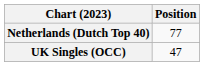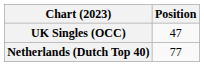rows swapped: (78, 33) <-> (78, 52)
